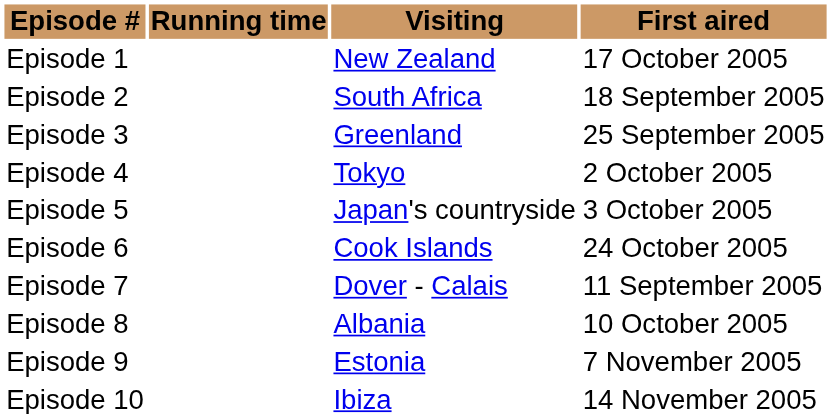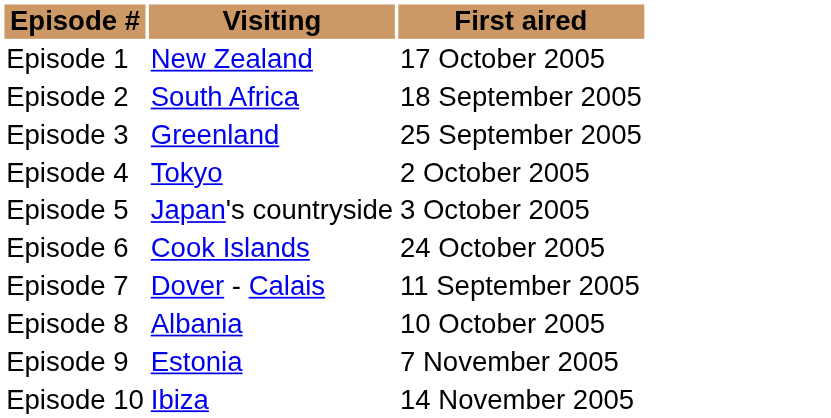- column: (239, 21)
